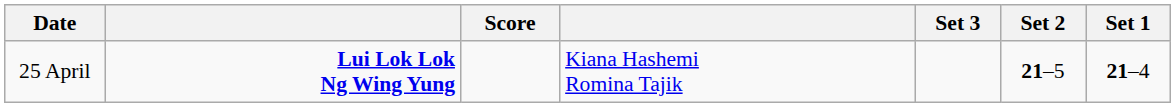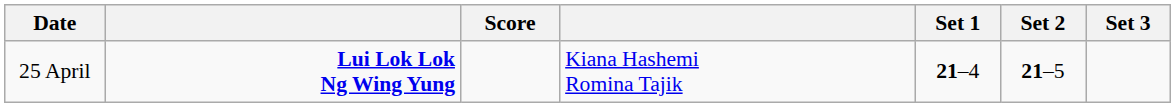columns swapped: (1128, 22) <-> (958, 22)
